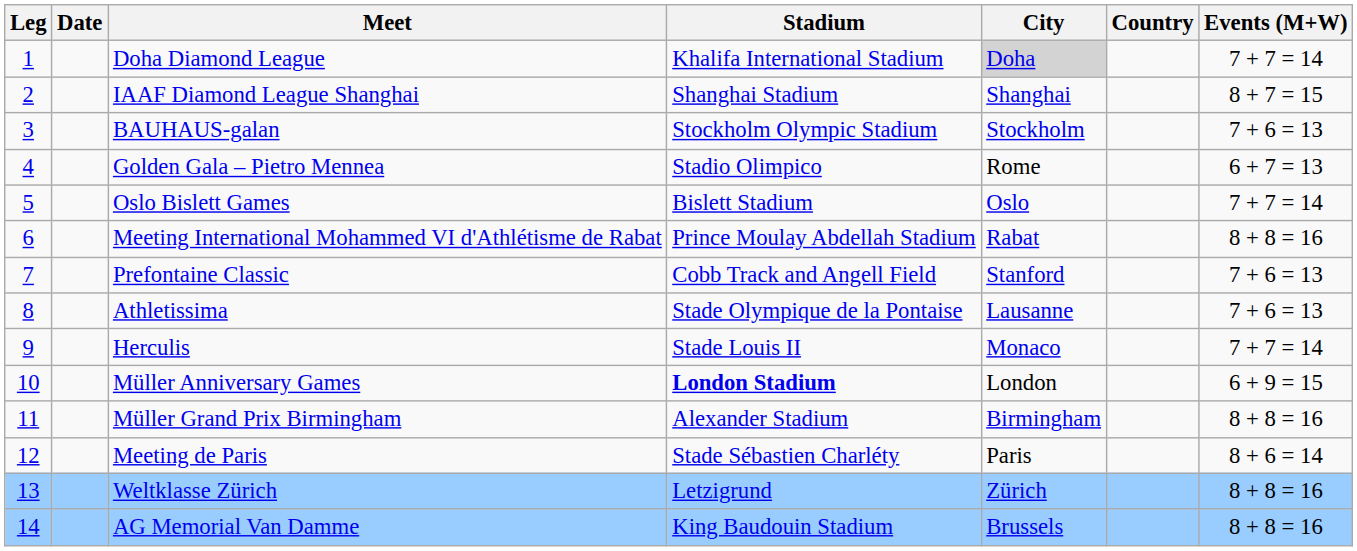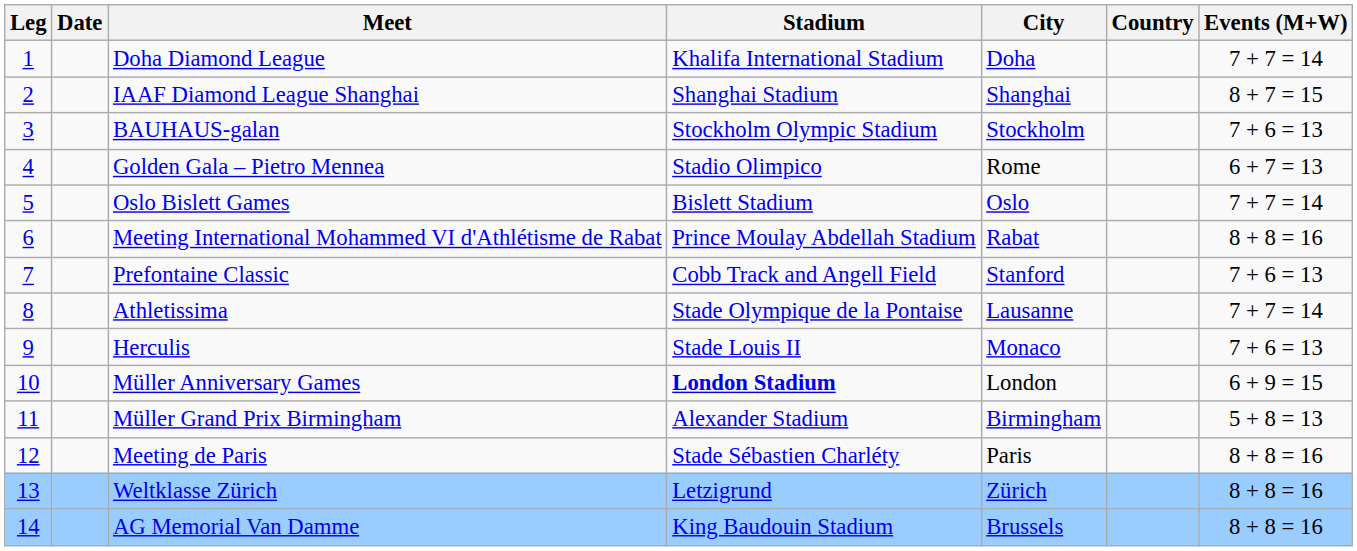(1011, 58) lightgrey background -> (1011, 58) no background
(1276, 310) 7 + 6 = 13 -> (1276, 310) 7 + 7 = 14
(1276, 346) 7 + 7 = 14 -> (1276, 346) 7 + 6 = 13
(1276, 418) 8 + 8 = 16 -> (1276, 418) 5 + 8 = 13
(1276, 454) 8 + 6 = 14 -> (1276, 454) 8 + 8 = 16
